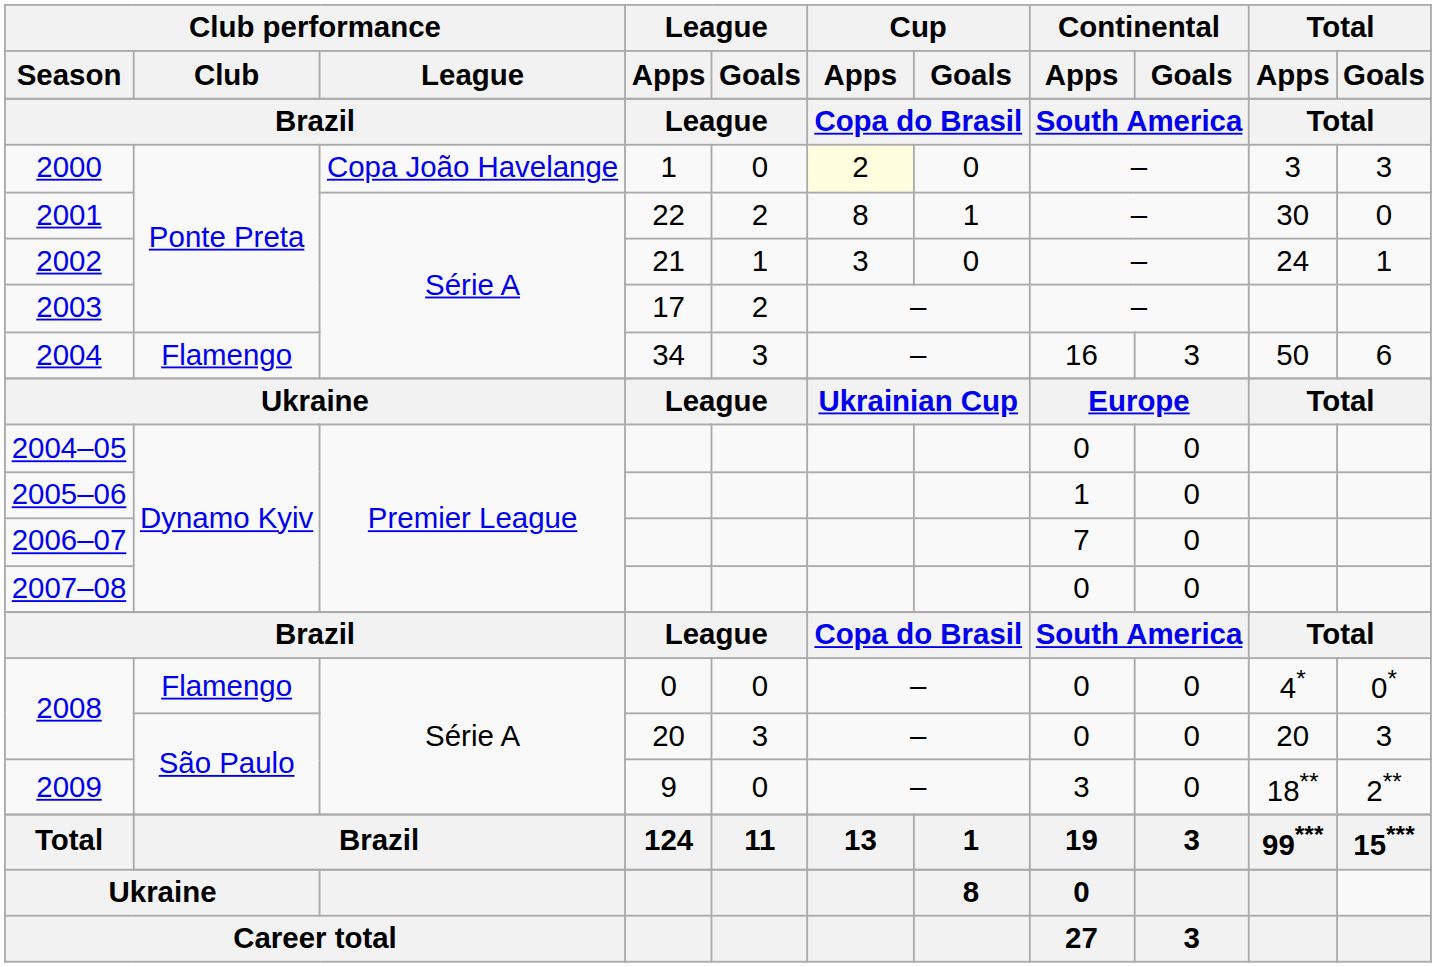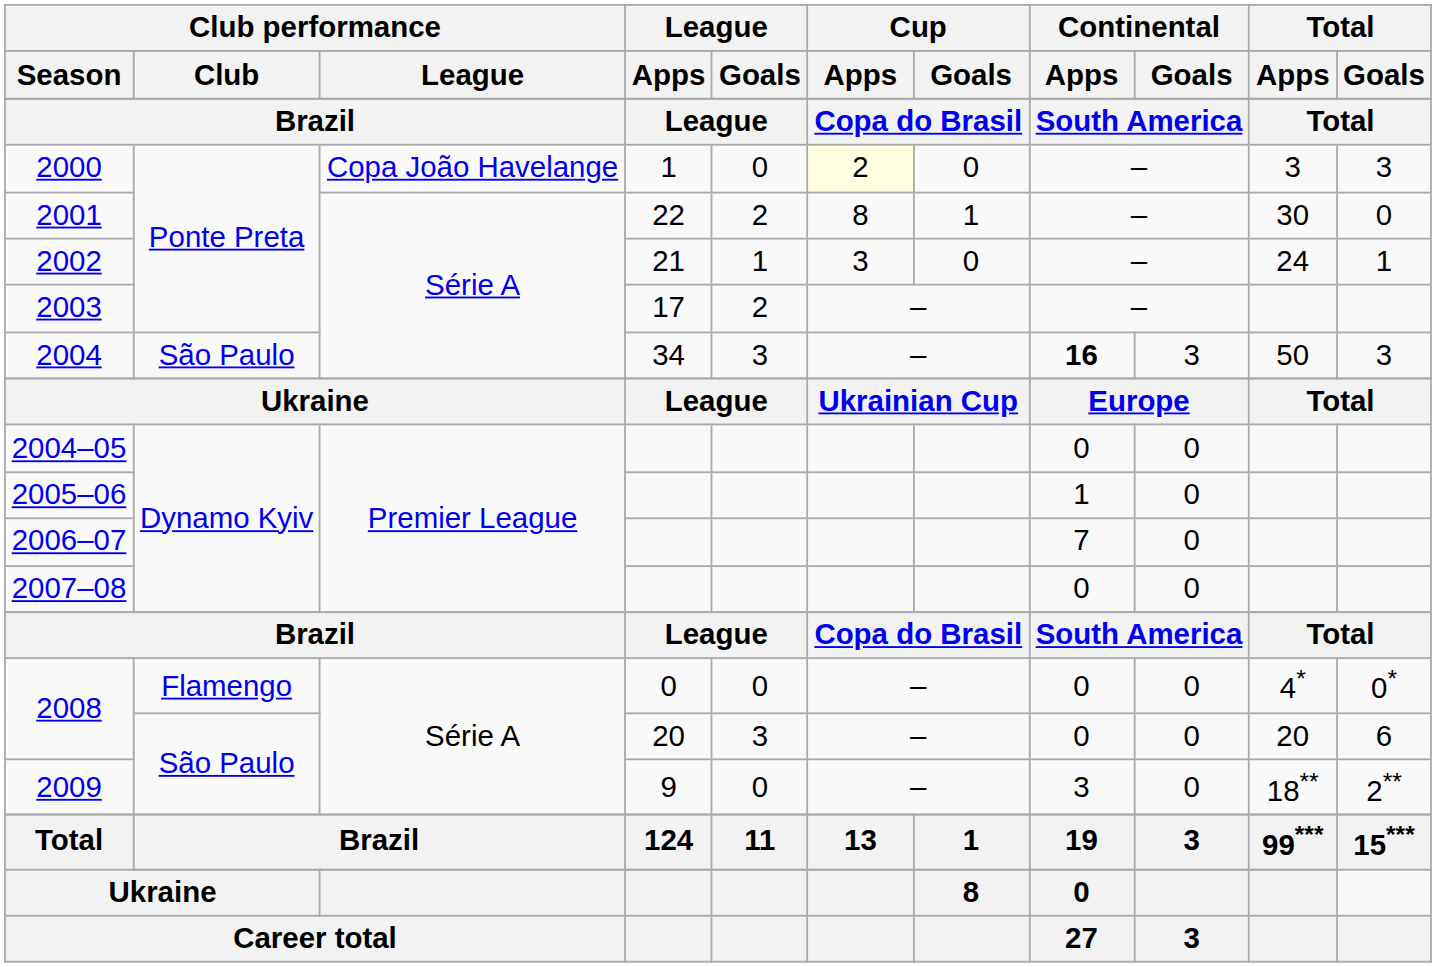(227, 354) Flamengo -> (227, 354) São Paulo
(1081, 354) normal -> (1081, 354) bold
(1384, 354) 6 -> (1384, 354) 3
(1384, 736) 3 -> (1384, 736) 6
